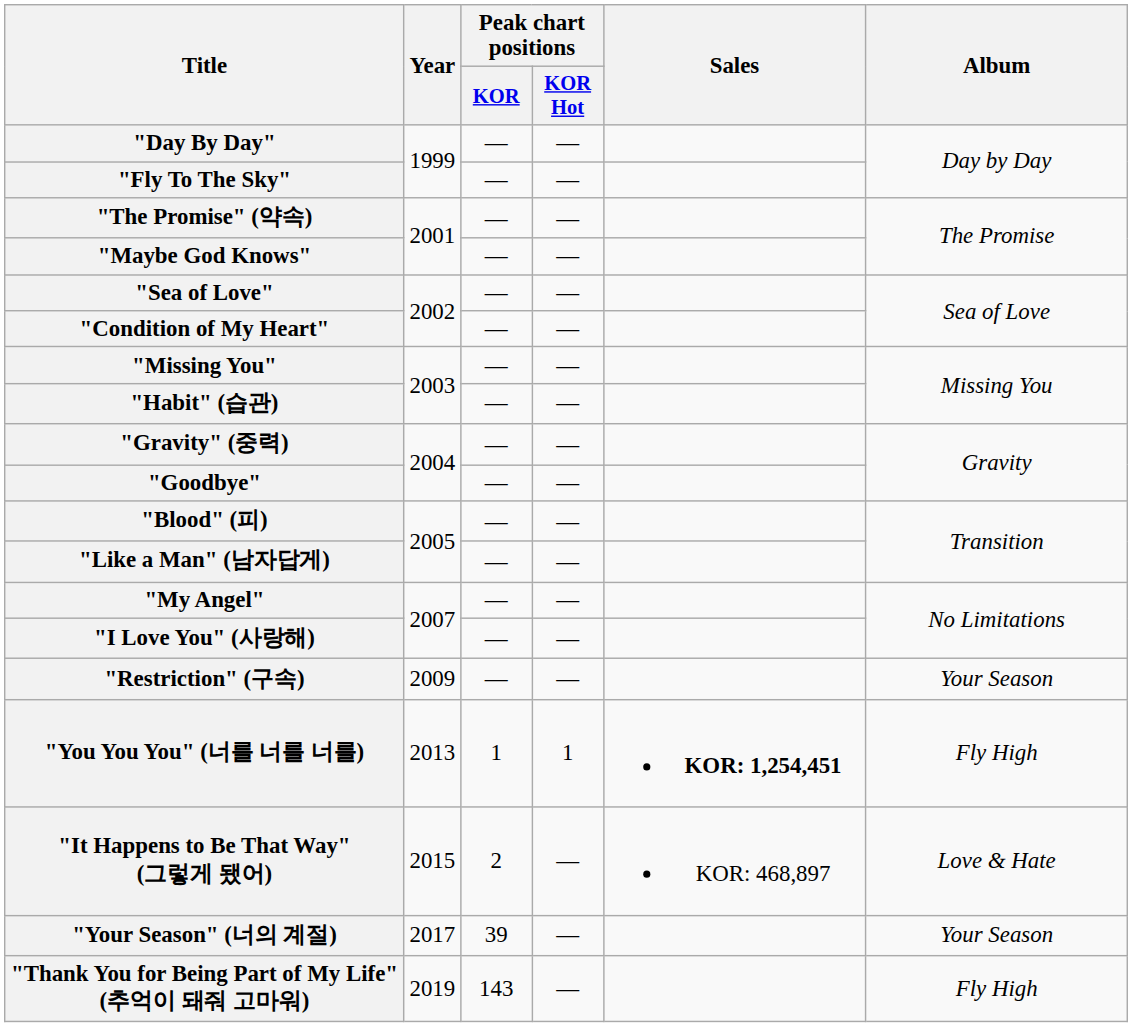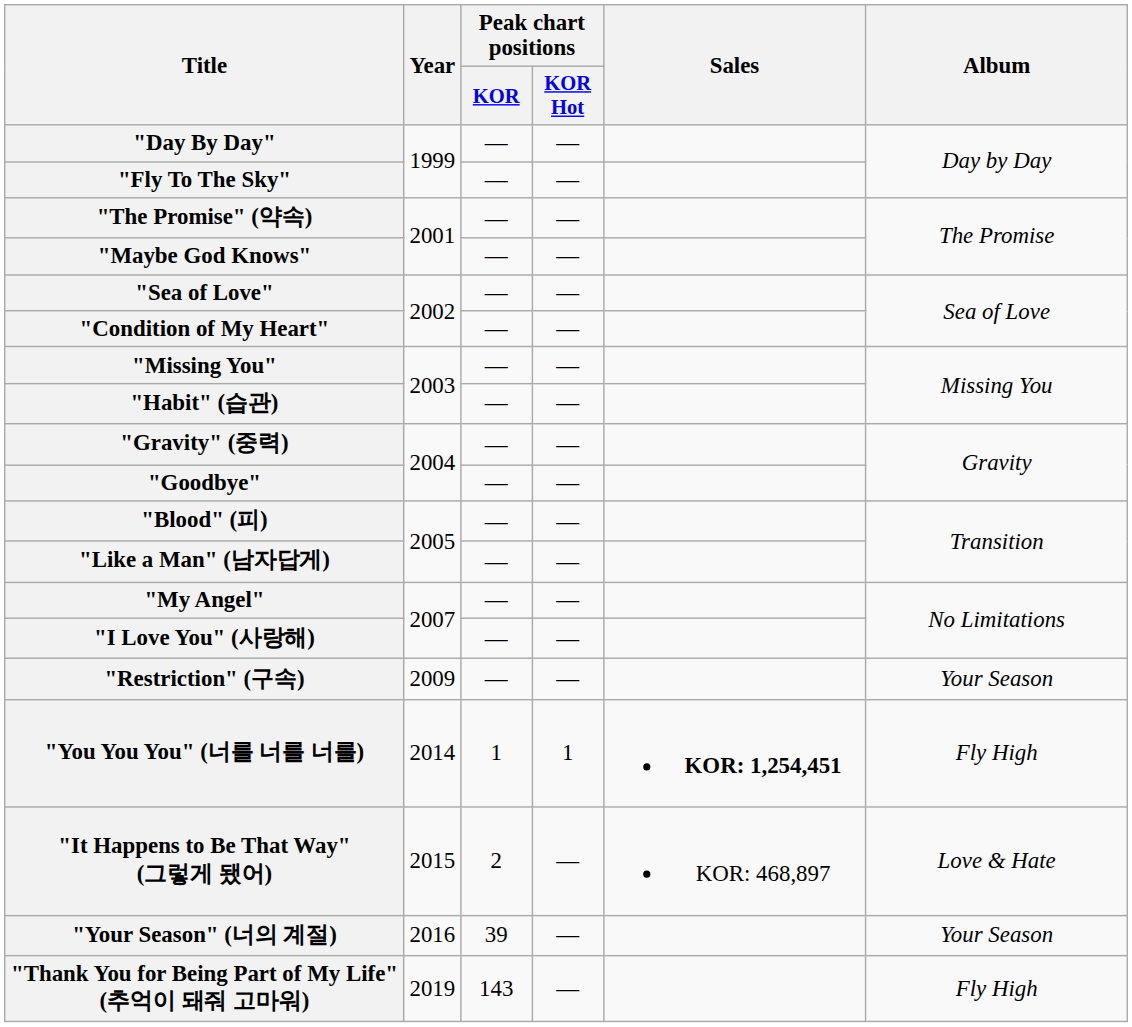(432, 753) 2013 -> (432, 753) 2014
(432, 934) 2017 -> (432, 934) 2016
